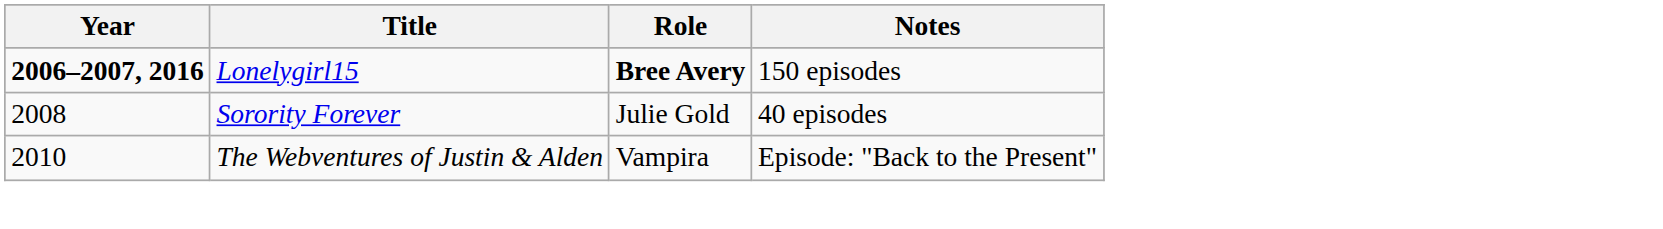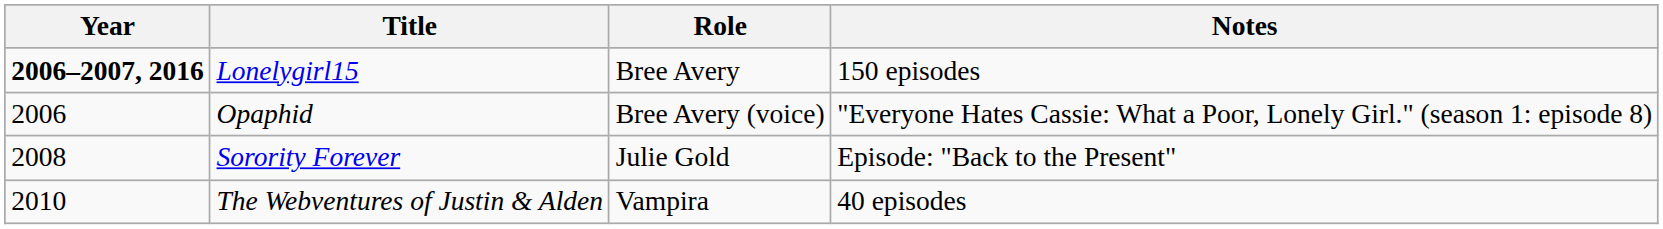(681, 69) bold -> (678, 69) normal
+ row: (265, 113)
(823, 113) 40 episodes -> (1007, 157) Episode: "Back to the Present"
(928, 157) Episode: "Back to the Present" -> (902, 200) 40 episodes
